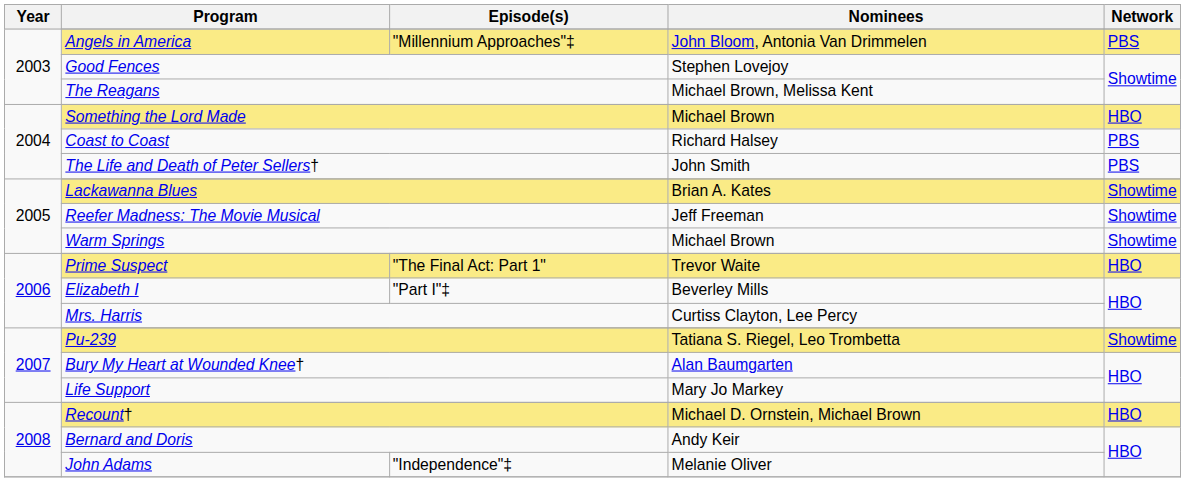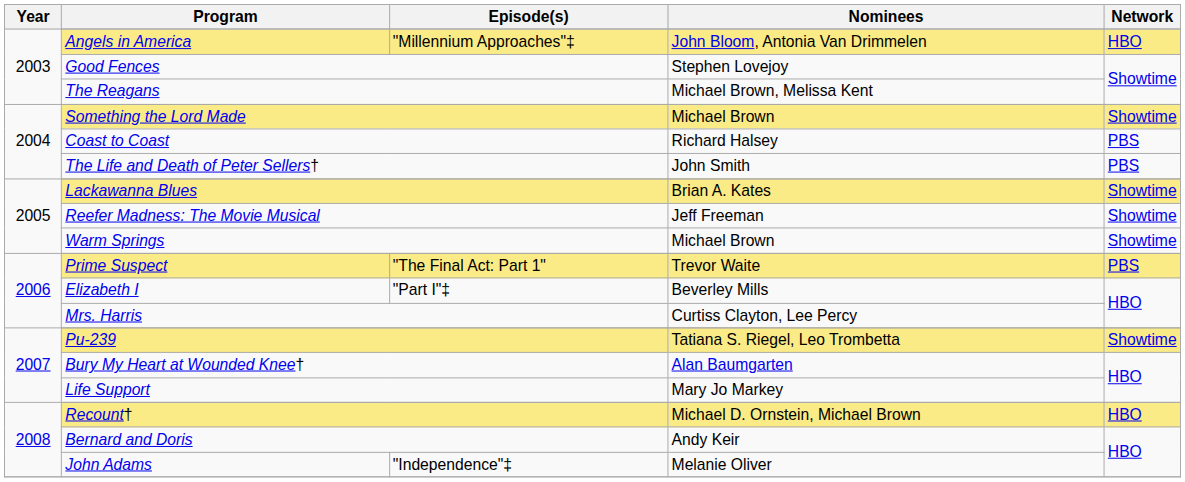(1123, 41) PBS -> (1125, 41) HBO
(1125, 116) HBO -> (1142, 116) Showtime
(1125, 265) HBO -> (1123, 265) PBS
